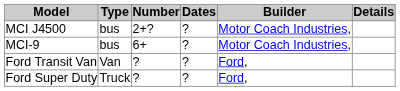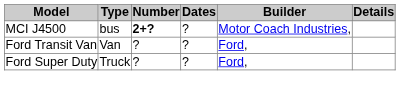(143, 29) normal -> (143, 29) bold
- row: (23, 45)
